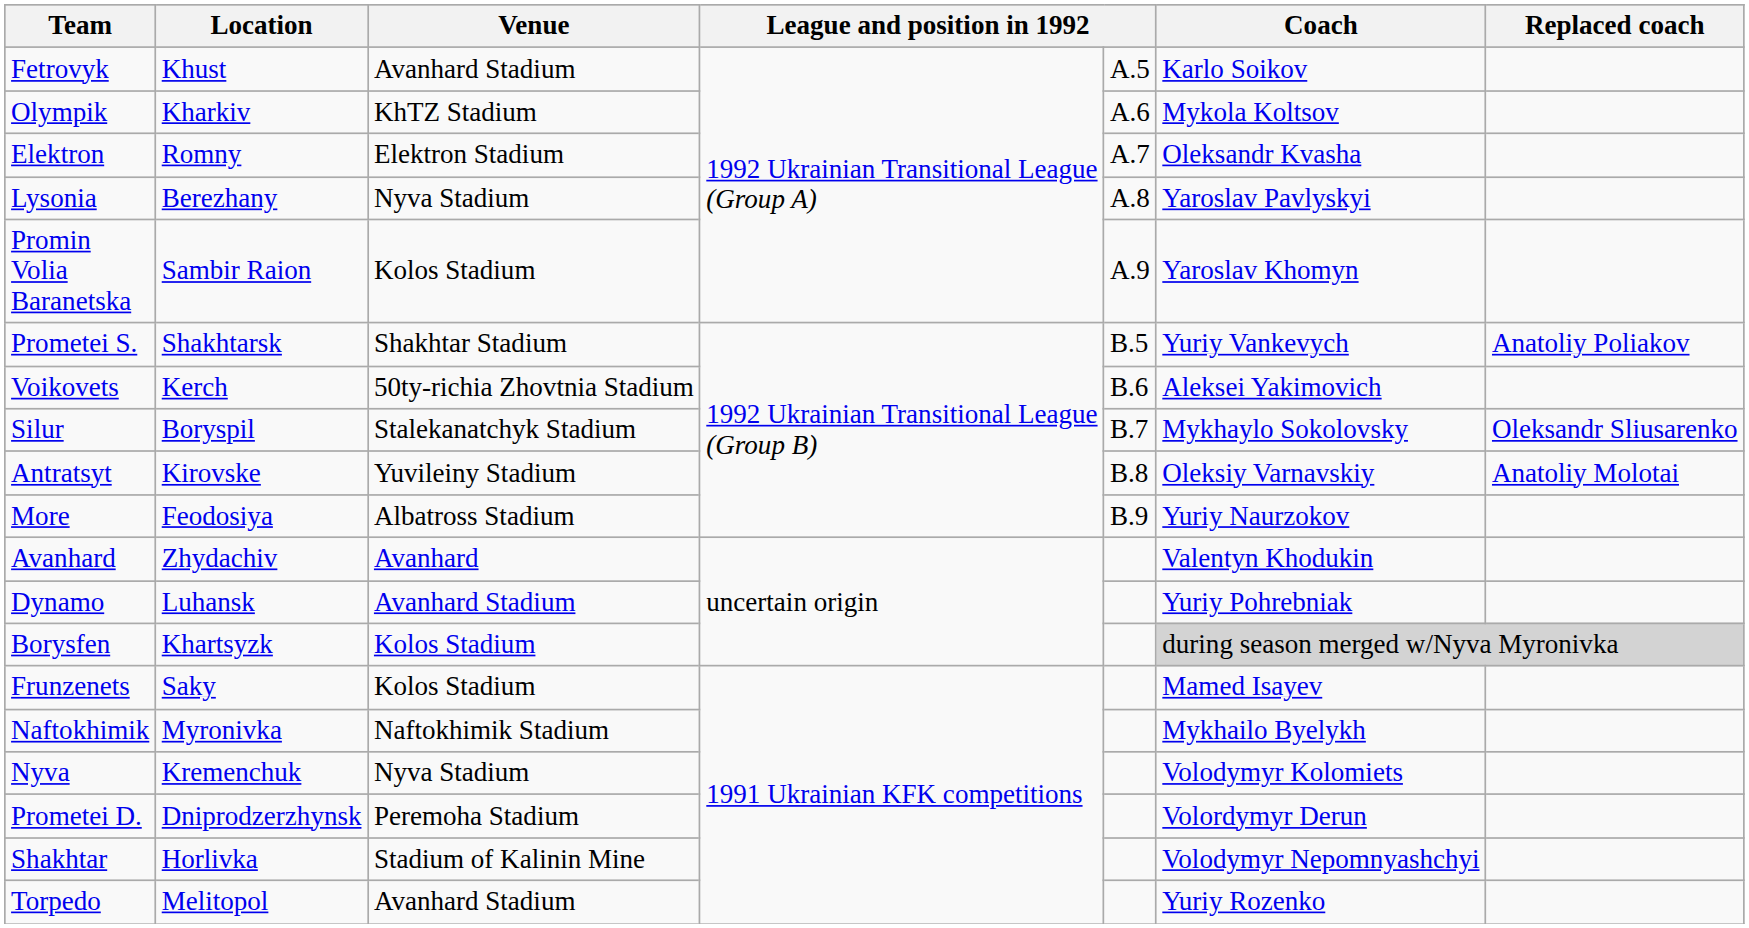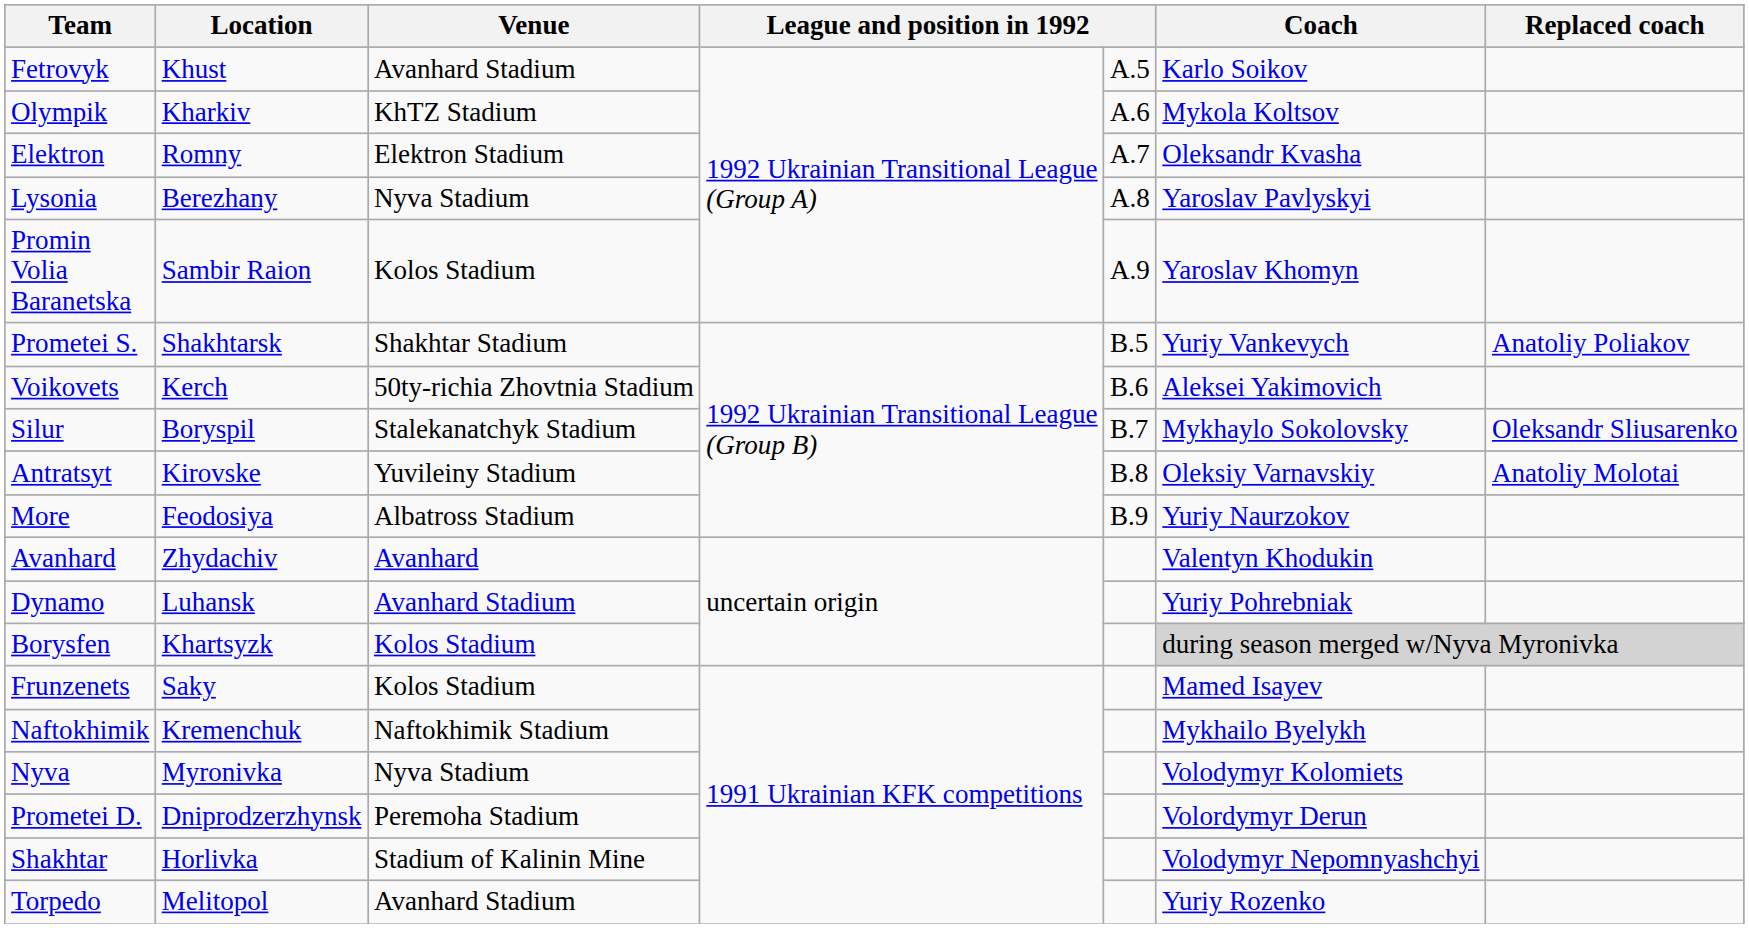(222, 730) Myronivka -> (232, 730) Kremenchuk
(232, 772) Kremenchuk -> (222, 772) Myronivka
